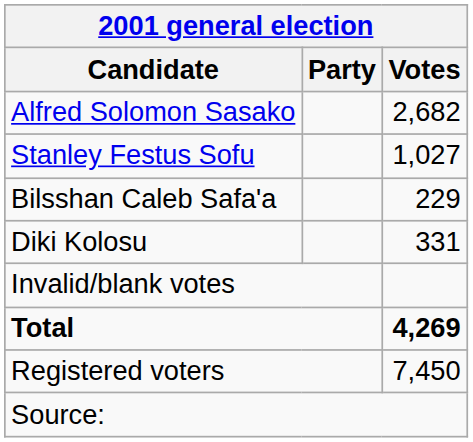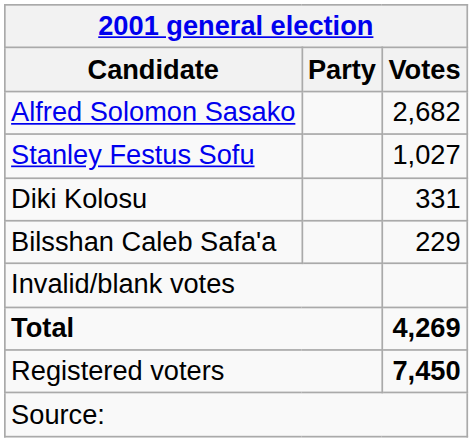rows swapped: (79, 241) <-> (144, 198)
(427, 371) normal -> (427, 371) bold
